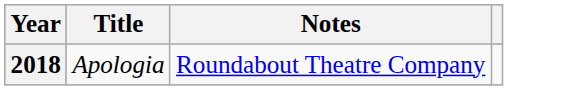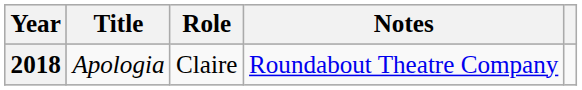+ column: (207, 24)
